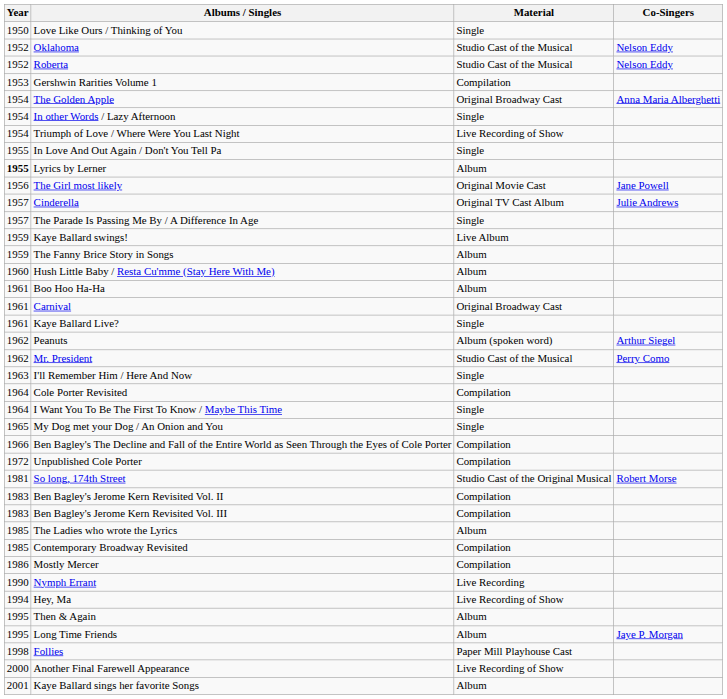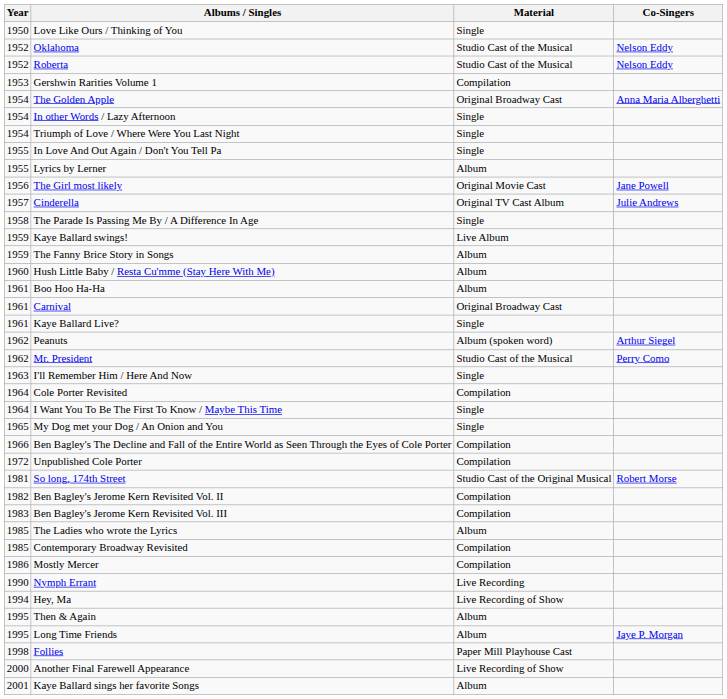(510, 133) Live Recording of Show -> (470, 133) Single
(18, 168) bold -> (18, 168) normal
(18, 220) 1957 -> (18, 220) 1958
(18, 496) 1983 -> (18, 496) 1982
